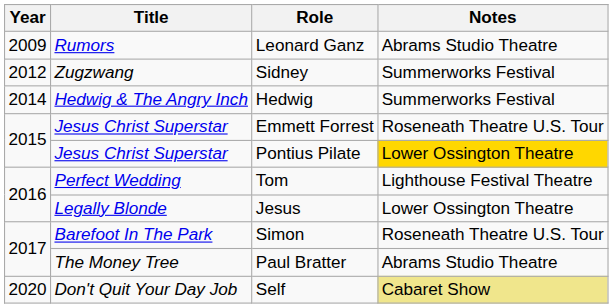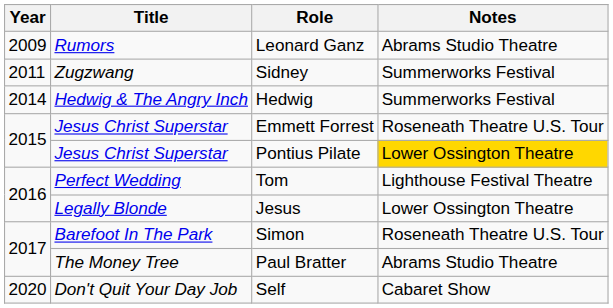(28, 72) 2012 -> (27, 72) 2011
(436, 289) khaki background -> (436, 289) no background
